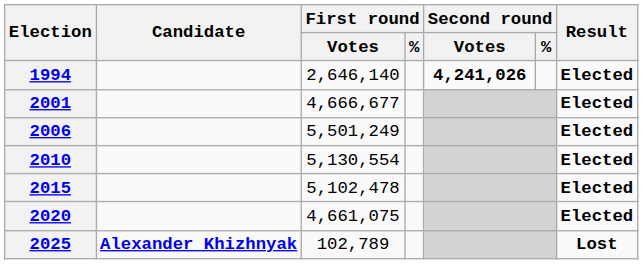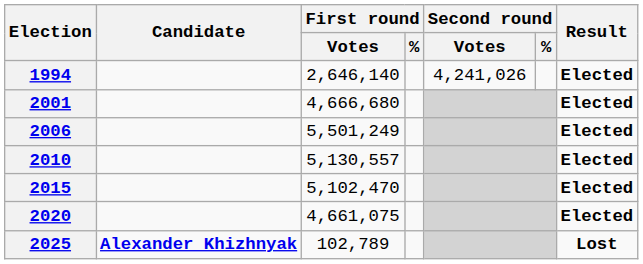(480, 75) bold -> (480, 75) normal
(353, 103) 4,666,677 -> (353, 103) 4,666,680
(353, 160) 5,130,554 -> (353, 160) 5,130,557
(353, 188) 5,102,478 -> (353, 188) 5,102,470
